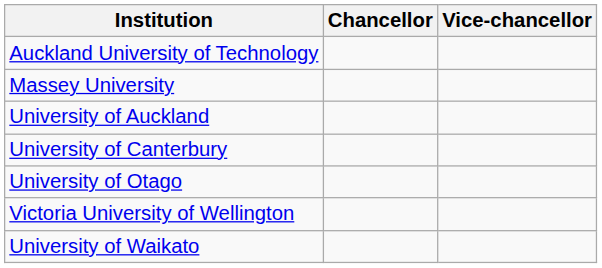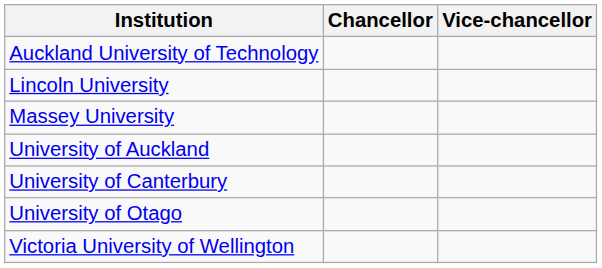+ row: (89, 85)
- row: (104, 246)
